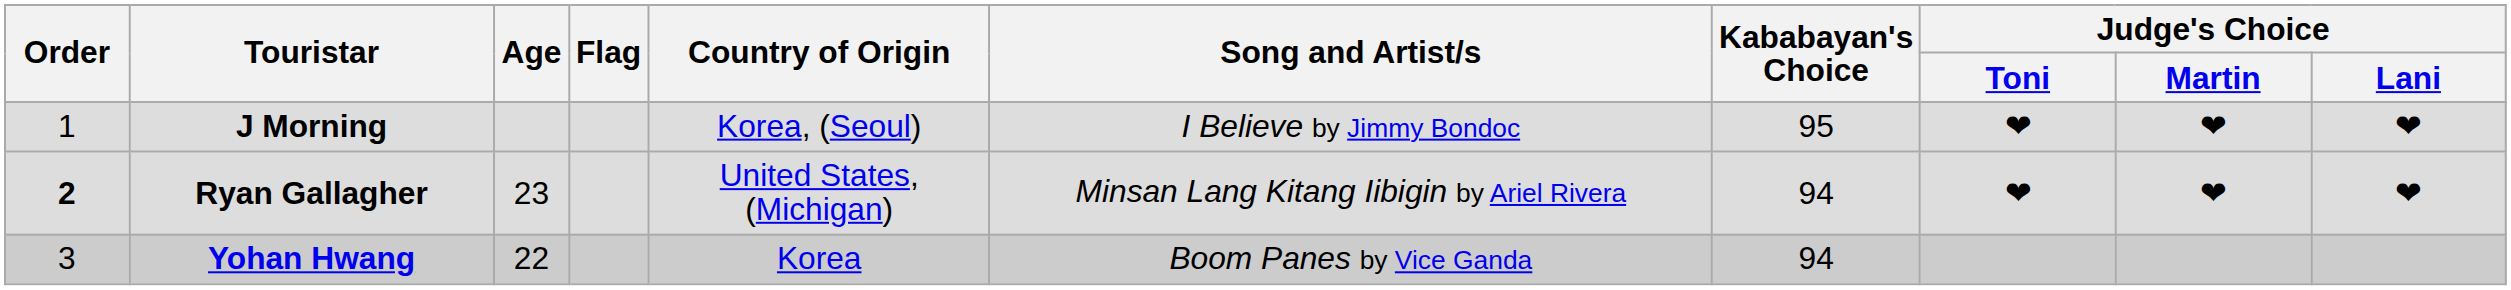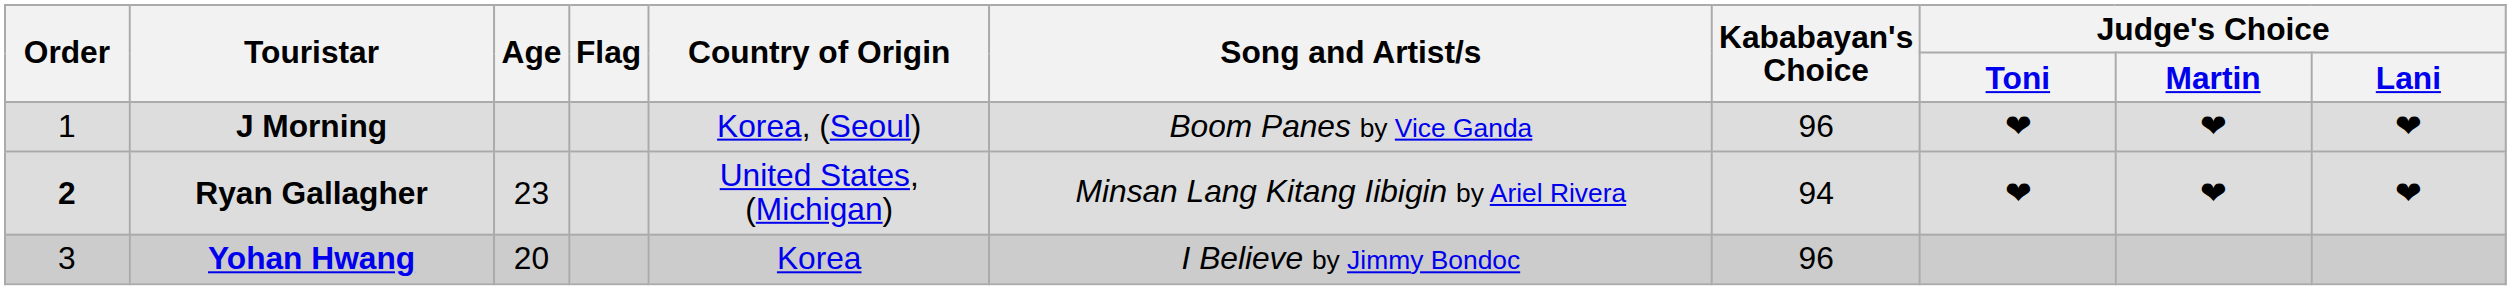(1351, 126) I Believe by Jimmy Bondoc -> (1351, 126) Boom Panes by Vice Ganda
(1816, 127) 95 -> (1816, 127) 96
(531, 259) 22 -> (531, 259) 20
(1351, 258) Boom Panes by Vice Ganda -> (1351, 258) I Believe by Jimmy Bondoc
(1816, 259) 94 -> (1816, 259) 96
